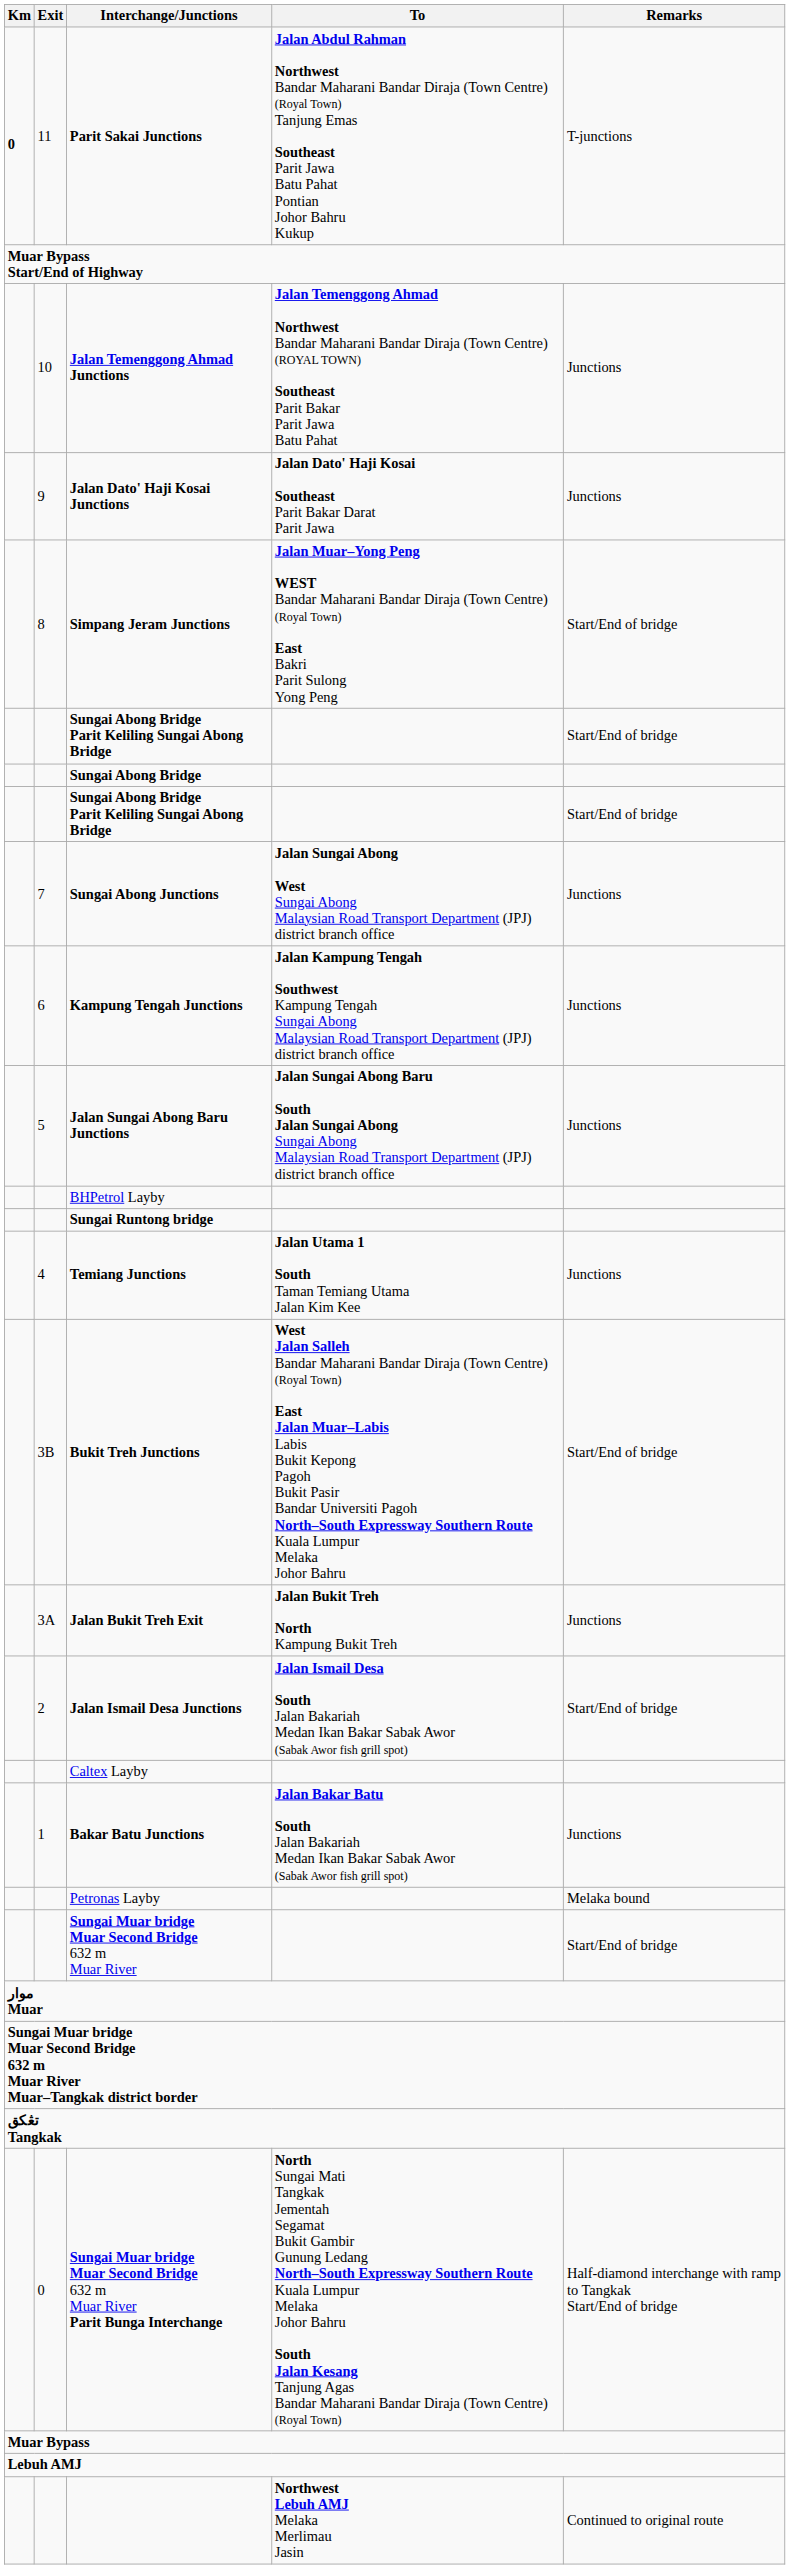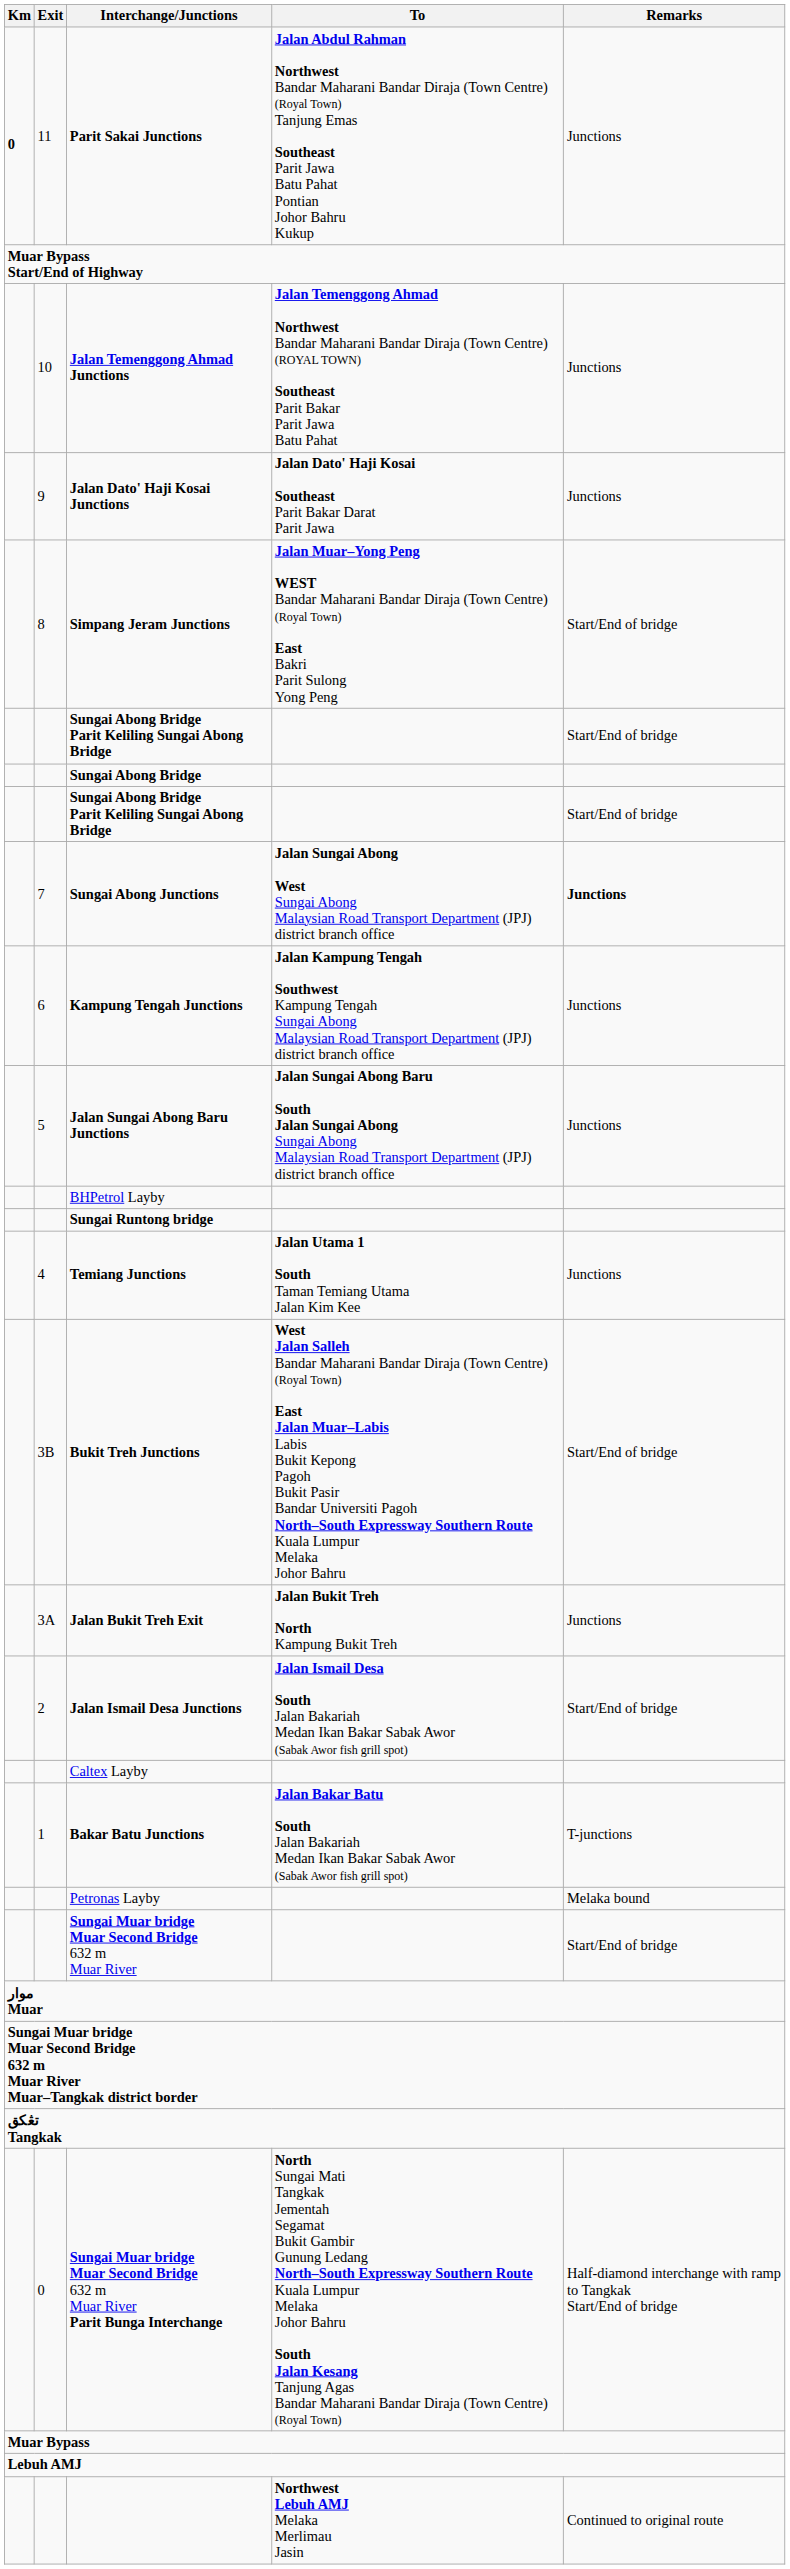(600, 135) T-junctions -> (594, 135) Junctions
(594, 893) normal -> (597, 893) bold
(594, 1834) Junctions -> (600, 1834) T-junctions
